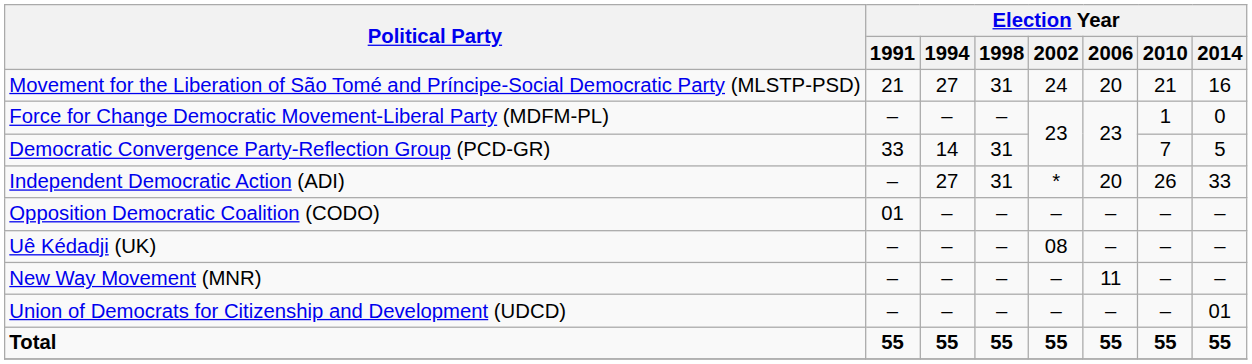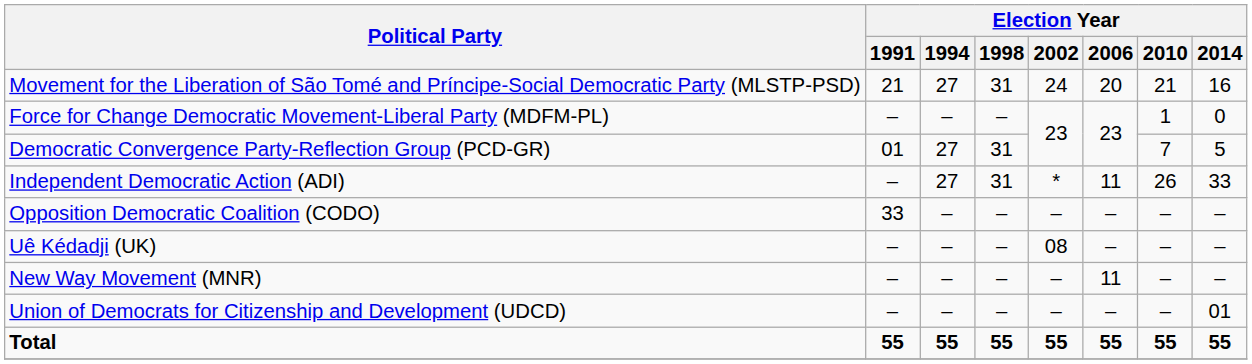(892, 149) 33 -> (892, 149) 01
(947, 149) 14 -> (947, 149) 27
(1111, 181) 20 -> (1111, 181) 11
(892, 213) 01 -> (892, 213) 33
